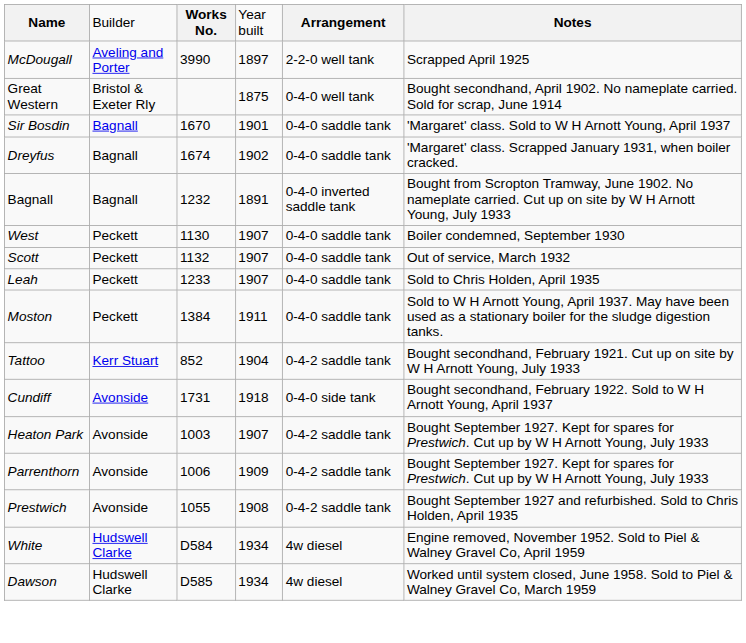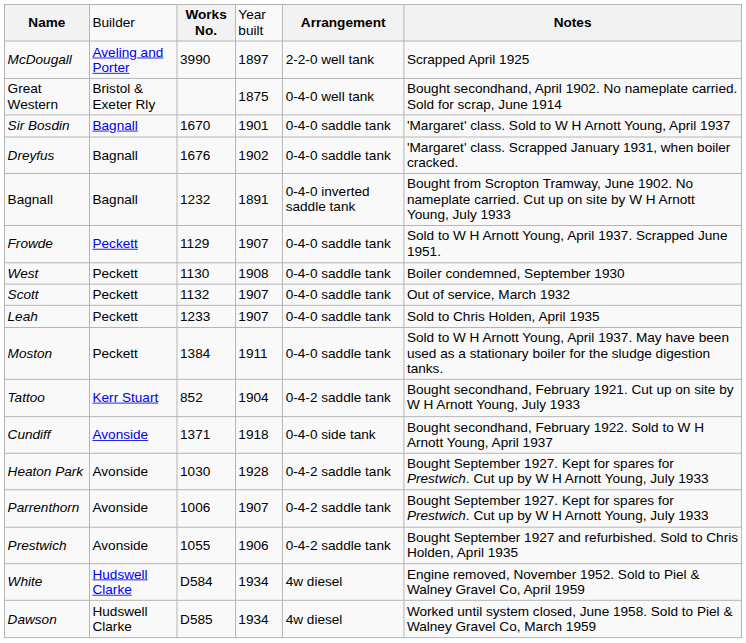(195, 155) 1674 -> (195, 155) 1676
+ row: (30, 244)
(253, 236) 1907 -> (253, 273) 1908
(195, 397) 1731 -> (195, 434) 1371
(195, 434) 1003 -> (195, 471) 1030
(253, 434) 1907 -> (253, 471) 1928
(253, 471) 1909 -> (253, 508) 1907
(253, 508) 1908 -> (253, 545) 1906
